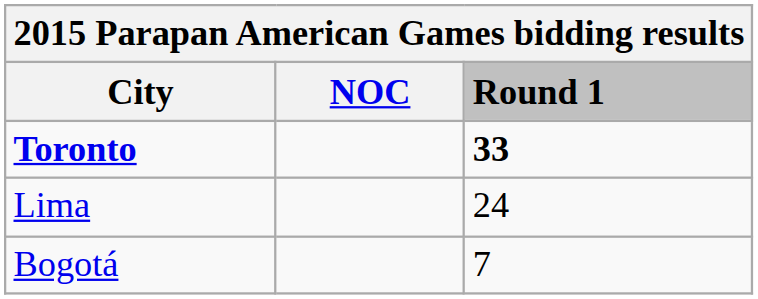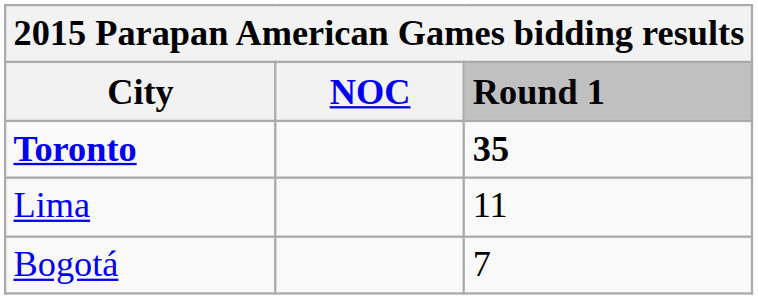(491, 148) 33 -> (491, 148) 35
(491, 206) 24 -> (490, 206) 11
